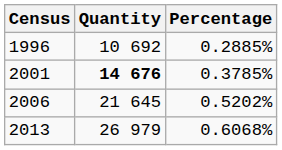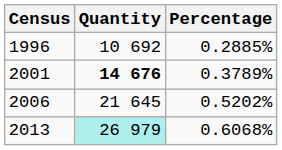(236, 75) 0.3785% -> (236, 75) 0.3789%
(130, 131) no background -> (130, 131) paleturquoise background
